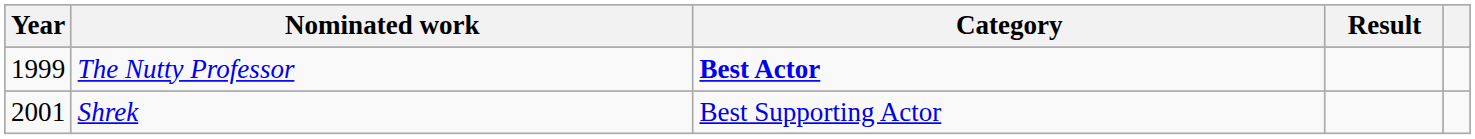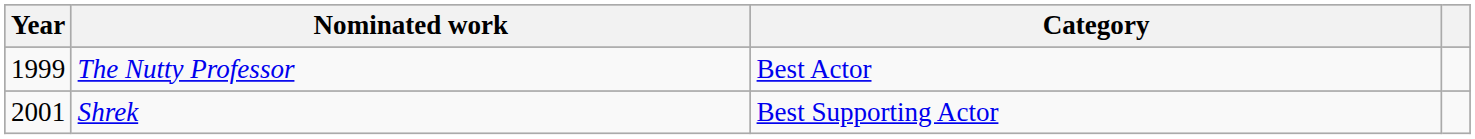- column: (1384, 25)
(760, 68) bold -> (814, 68) normal
